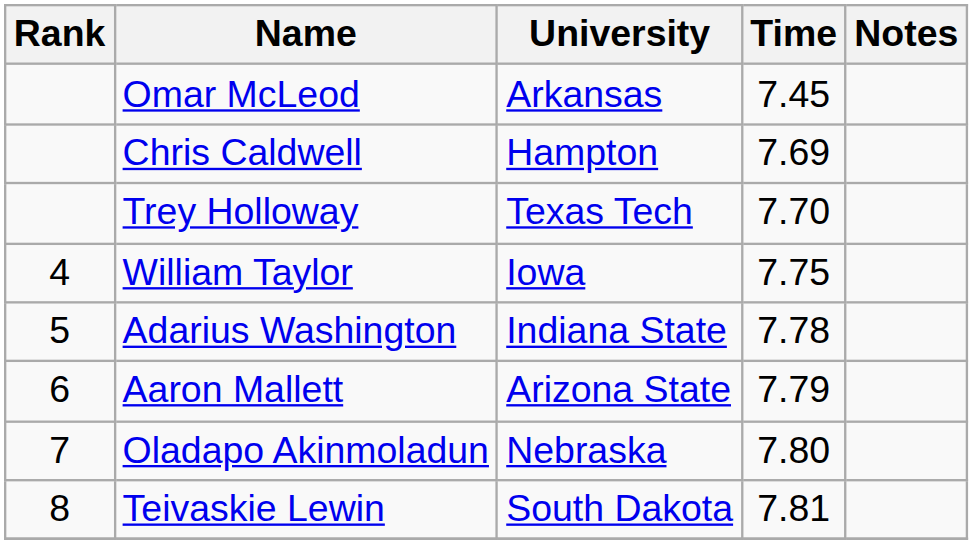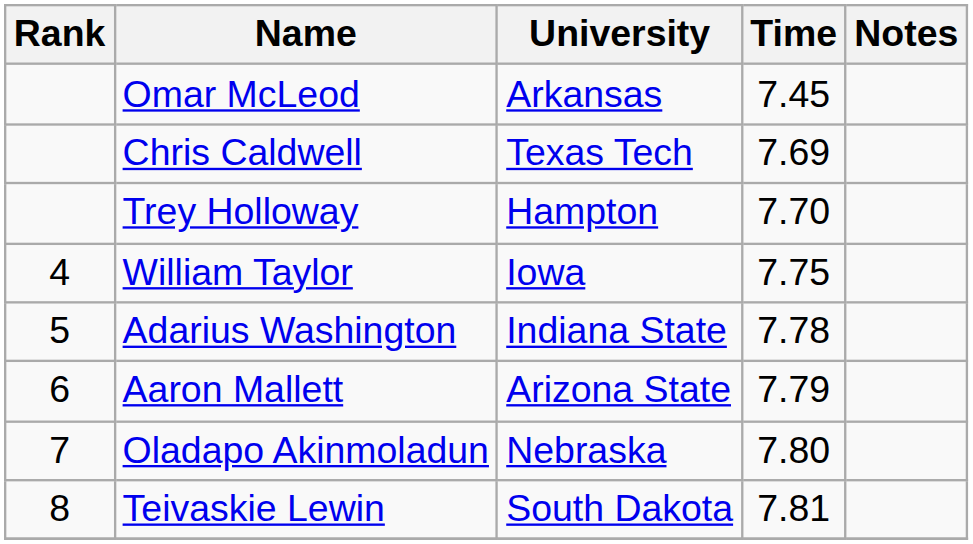(582, 152) Hampton -> (600, 152) Texas Tech
(600, 212) Texas Tech -> (582, 212) Hampton
